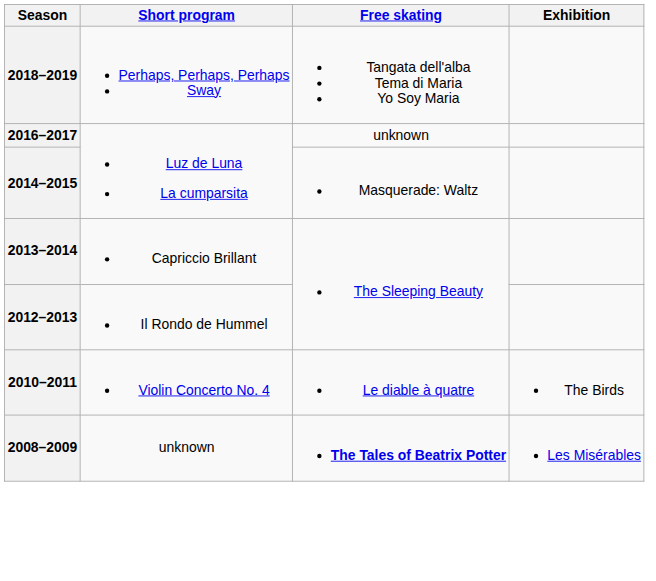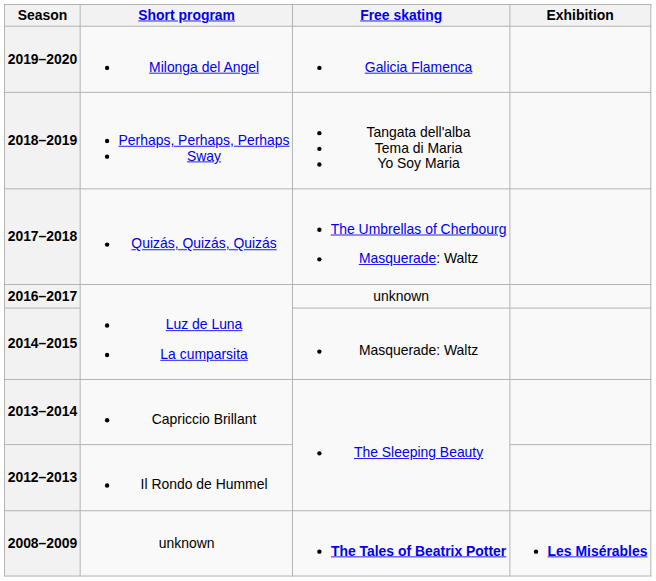+ row: (42, 59)
+ row: (42, 236)
- row: (42, 382)
(577, 456) normal -> (580, 551) bold
